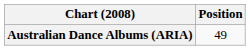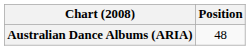(221, 34) 49 -> (221, 34) 48
